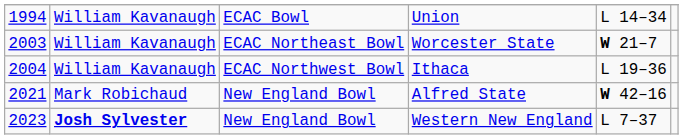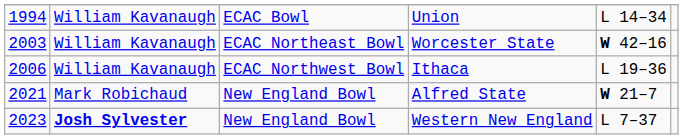(629, 43) W 21–7 -> (633, 43) W 42–16
(27, 69) 2004 -> (27, 69) 2006
(633, 95) W 42–16 -> (629, 95) W 21–7
